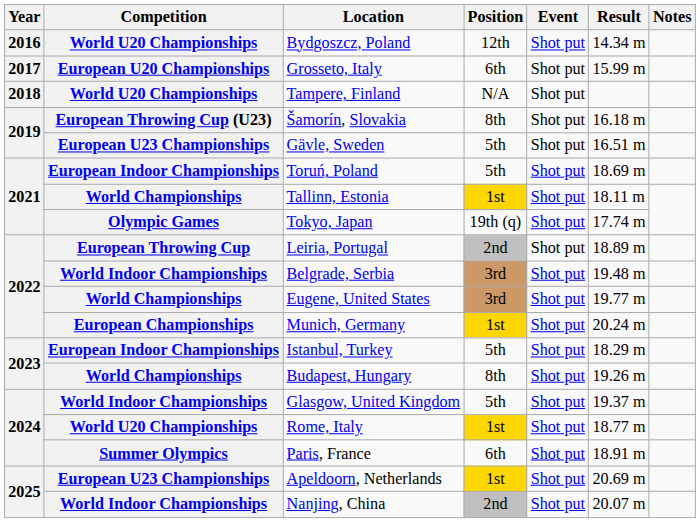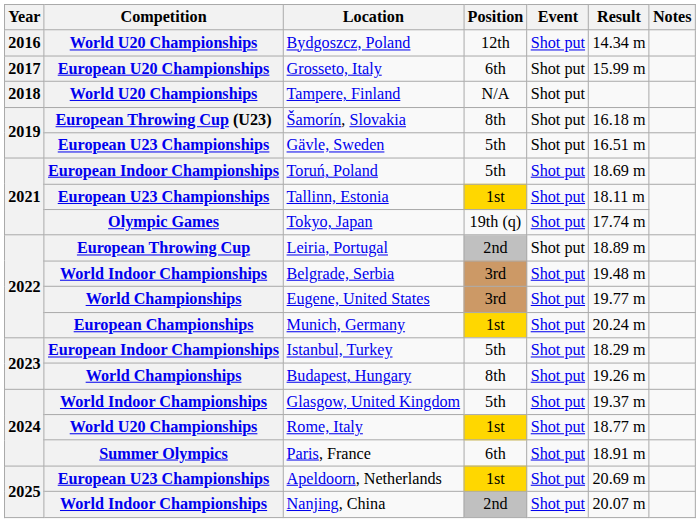(164, 196) World Championships -> (164, 196) European U23 Championships
